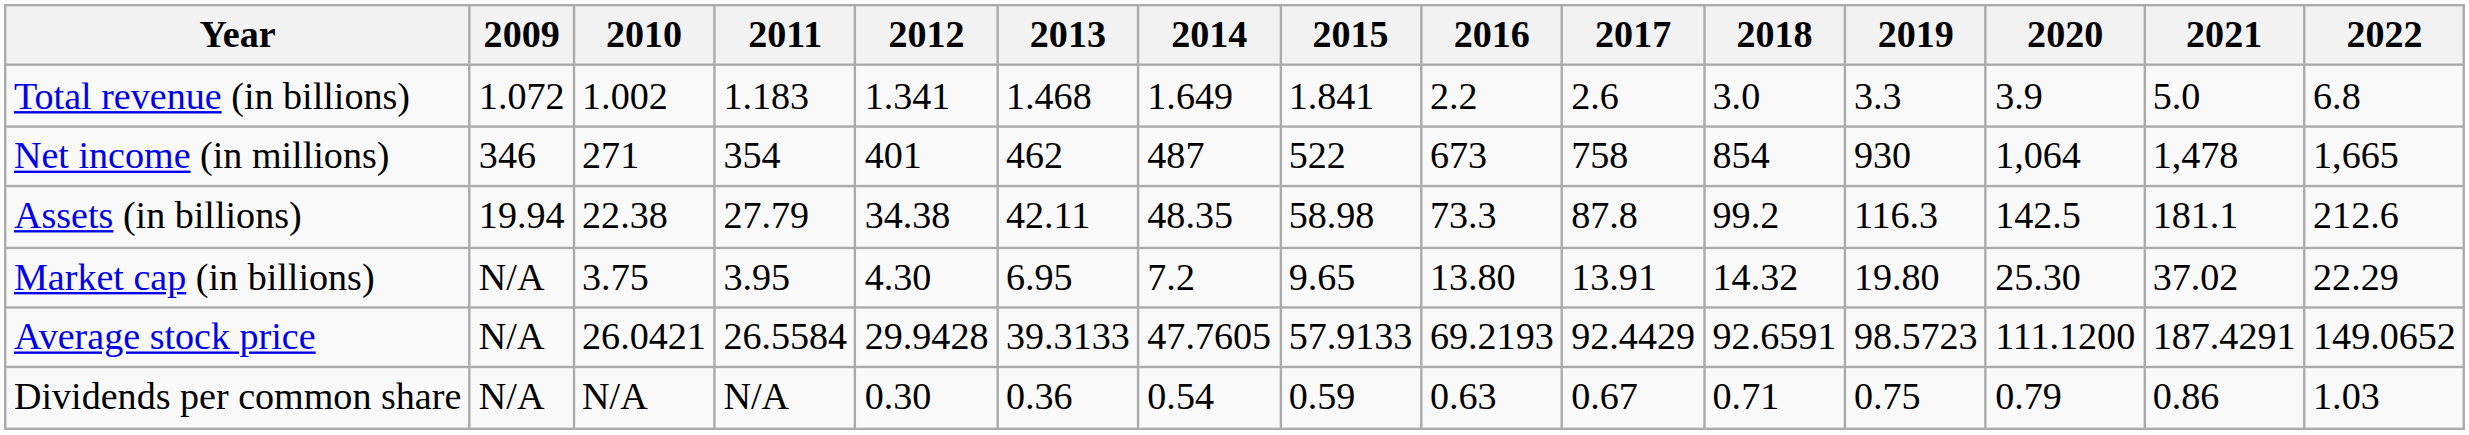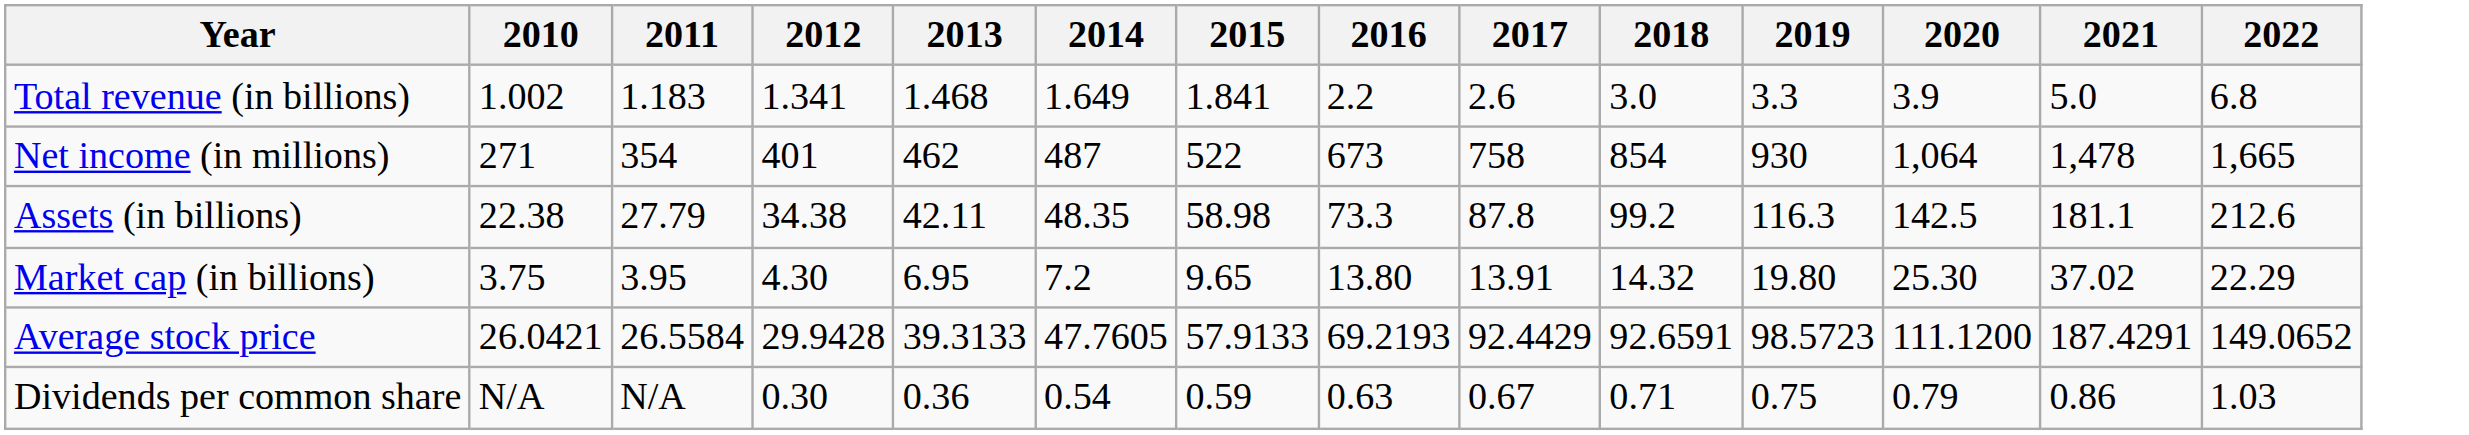- column: (522, 34)
